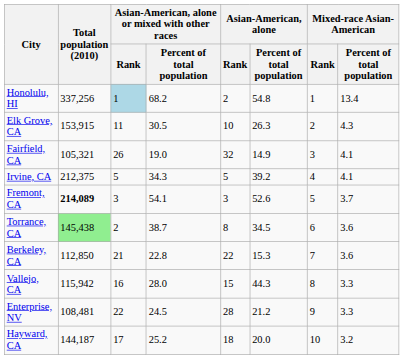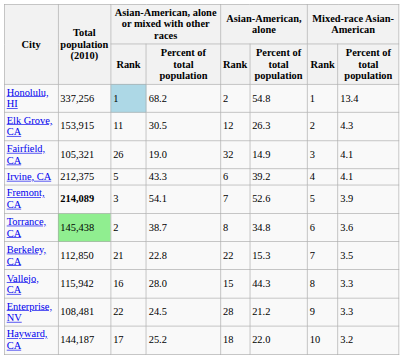(228, 126) 10 -> (228, 126) 12
(158, 177) 34.3 -> (158, 177) 43.3
(226, 177) 5 -> (226, 177) 6
(226, 199) 3 -> (226, 199) 7
(347, 199) 3.7 -> (347, 199) 3.9
(261, 227) 34.5 -> (261, 227) 34.8
(347, 255) 3.6 -> (347, 255) 3.5
(261, 340) 20.0 -> (261, 340) 22.0
